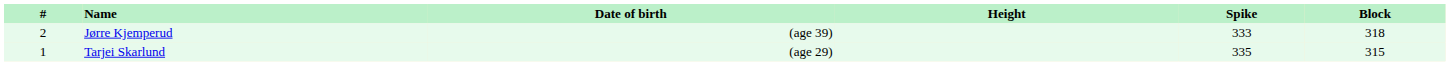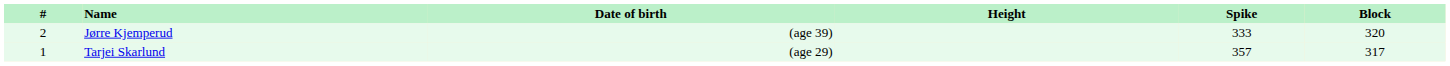(1375, 32) 318 -> (1375, 32) 320
(1242, 51) 335 -> (1242, 51) 357
(1375, 51) 315 -> (1375, 51) 317
